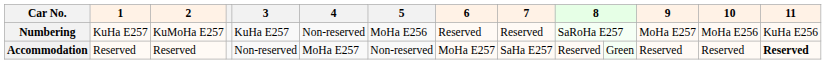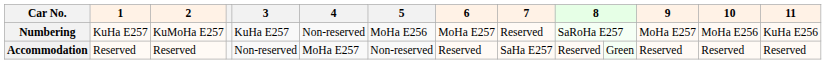(460, 31) Reserved -> (467, 31) MoHa E257
(467, 50) MoHa E257 -> (460, 50) Reserved
(786, 50) bold -> (785, 50) normal
